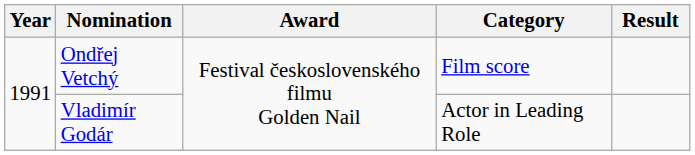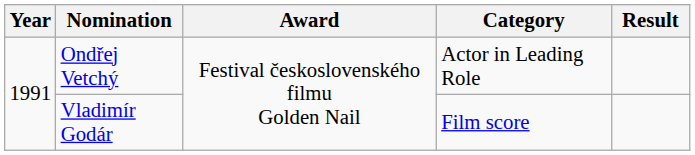(485, 65) Film score -> (512, 65) Actor in Leading Role
(512, 122) Actor in Leading Role -> (485, 122) Film score
